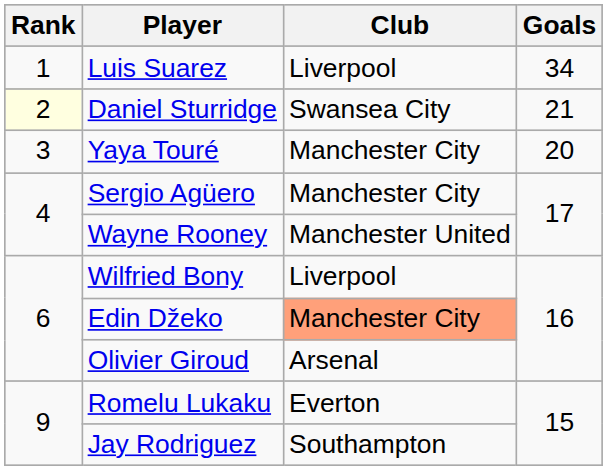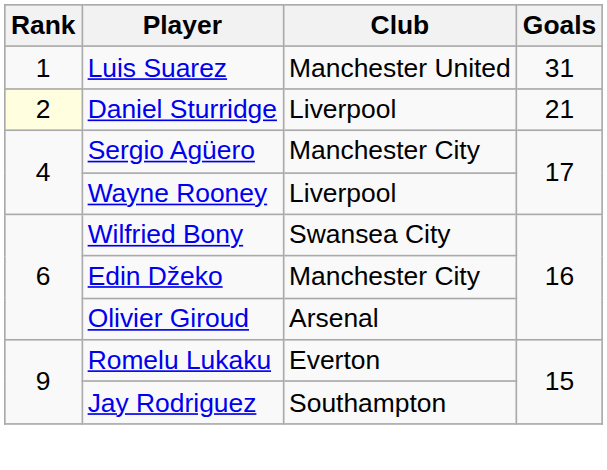(343, 67) Liverpool -> (400, 67) Manchester United
(560, 67) 34 -> (560, 67) 31
(370, 109) Swansea City -> (343, 109) Liverpool
- row: (153, 151)
(400, 234) Manchester United -> (343, 192) Liverpool
(343, 276) Liverpool -> (370, 234) Swansea City
(384, 318) lightsalmon background -> (384, 276) no background
